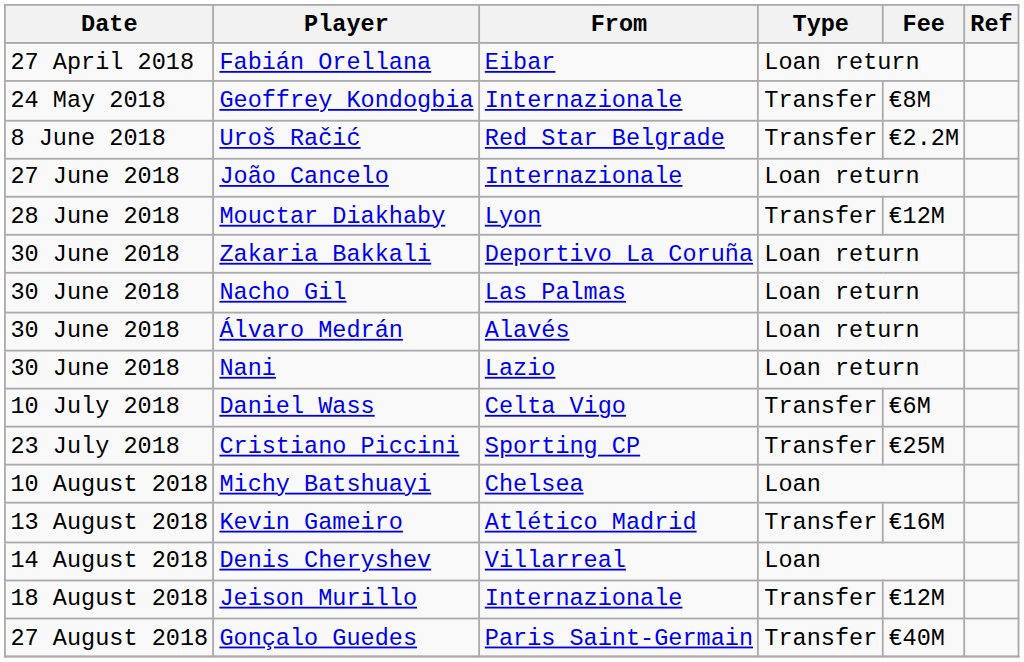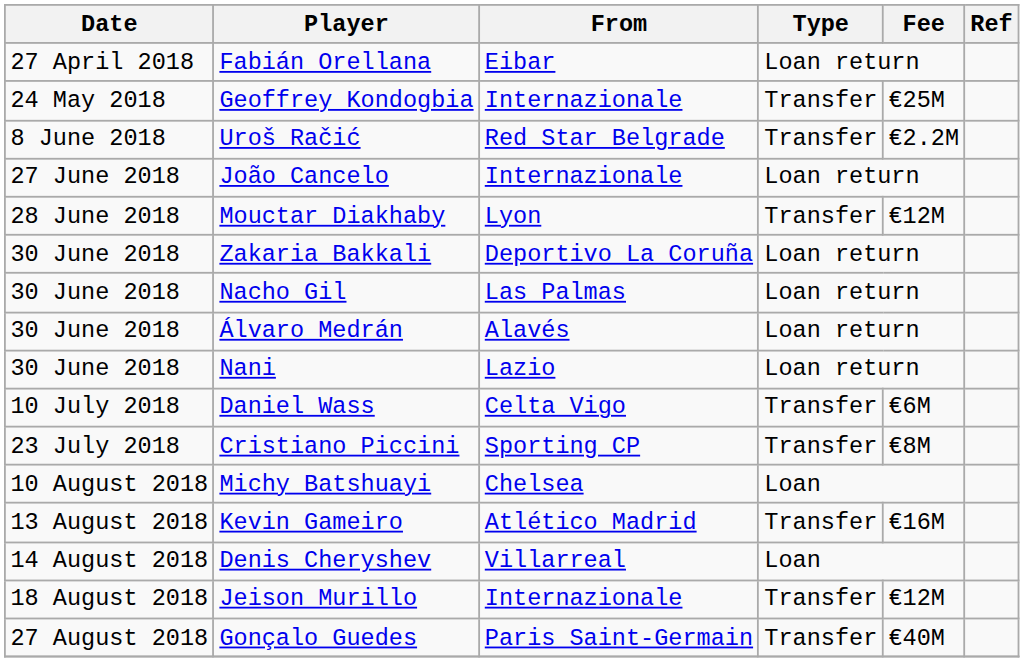(910, 101) €8M -> (917, 101) €25M
(917, 446) €25M -> (910, 446) €8M
